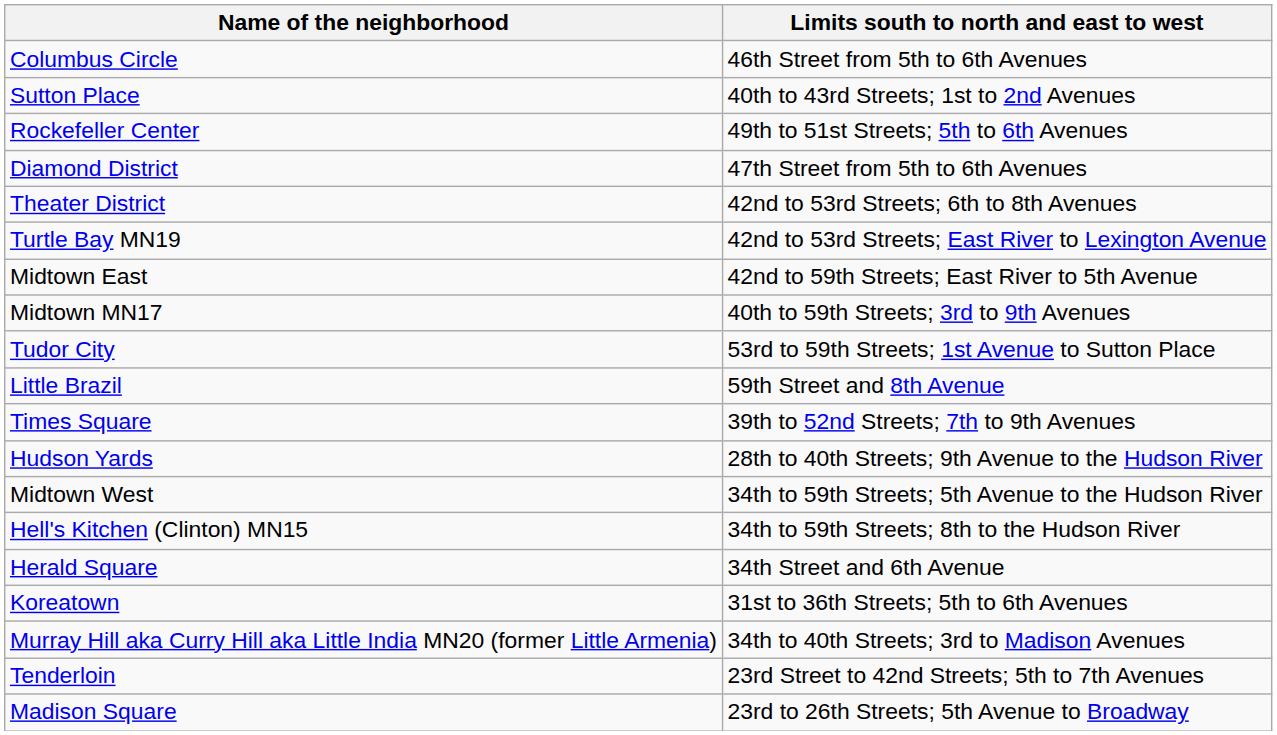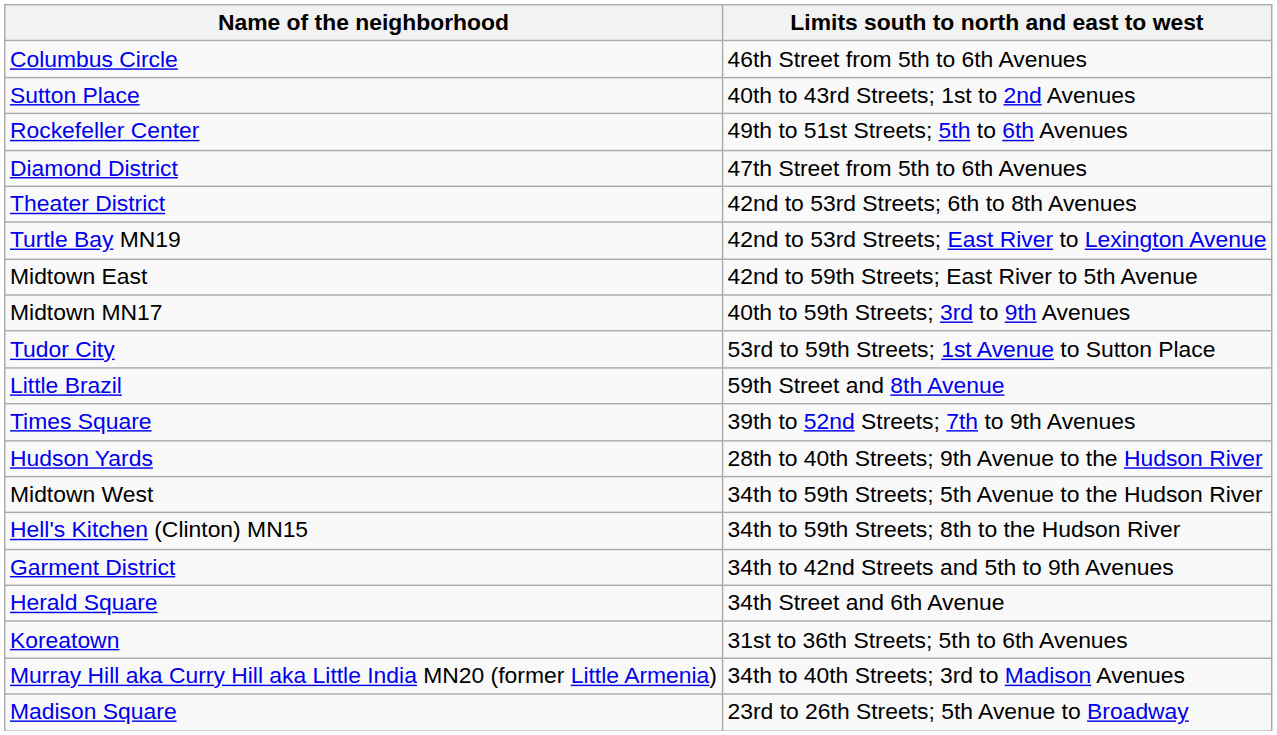+ row: (93, 566)
- row: (63, 675)
